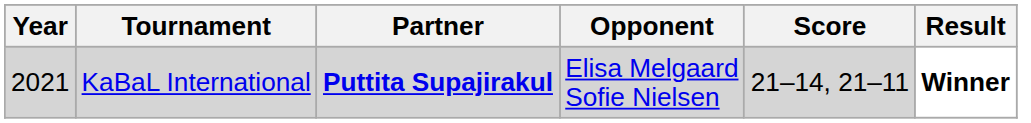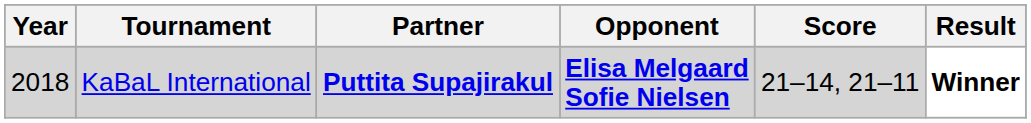(40, 82) 2021 -> (40, 82) 2018
(652, 82) normal -> (657, 82) bold
